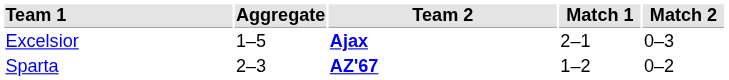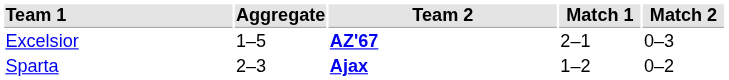(349, 41) Ajax -> (354, 41) AZ'67
(354, 66) AZ'67 -> (349, 66) Ajax
